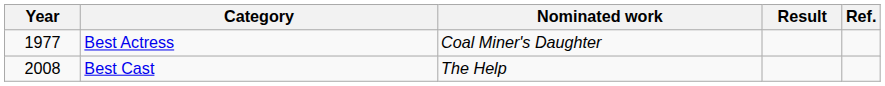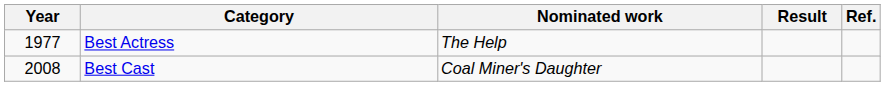(521, 42) Coal Miner's Daughter -> (474, 42) The Help
(474, 68) The Help -> (521, 68) Coal Miner's Daughter
